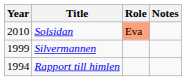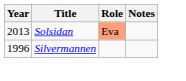(18, 31) 2010 -> (18, 31) 2013
(18, 48) 1999 -> (18, 48) 1996
- row: (77, 66)
